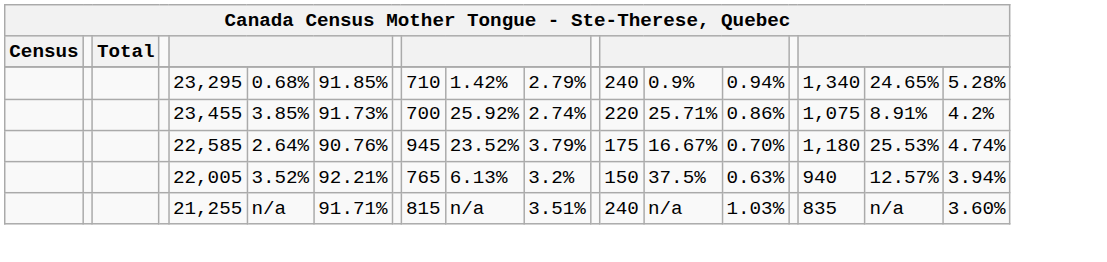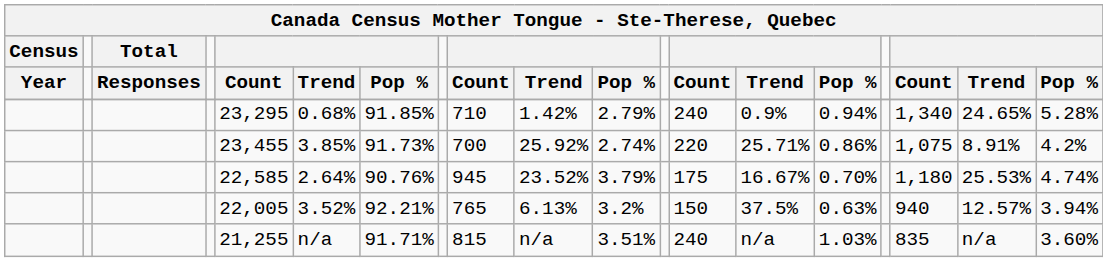+ row: (44, 83)
